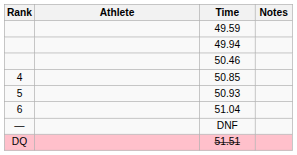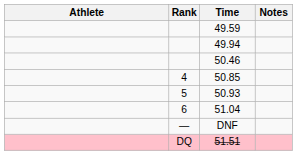columns swapped: (19, 12) <-> (117, 12)
